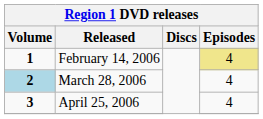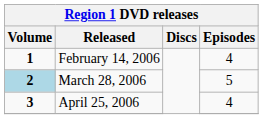(229, 59) khaki background -> (229, 59) no background
(229, 80) 4 -> (229, 80) 5
